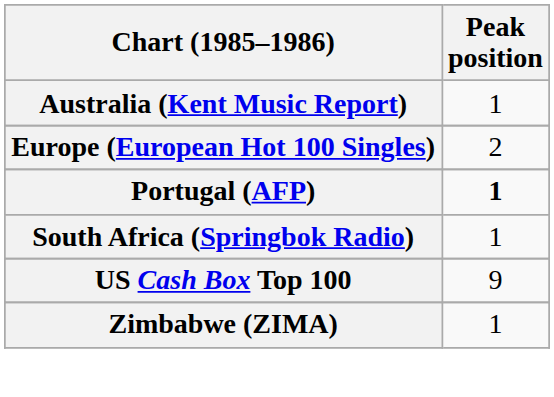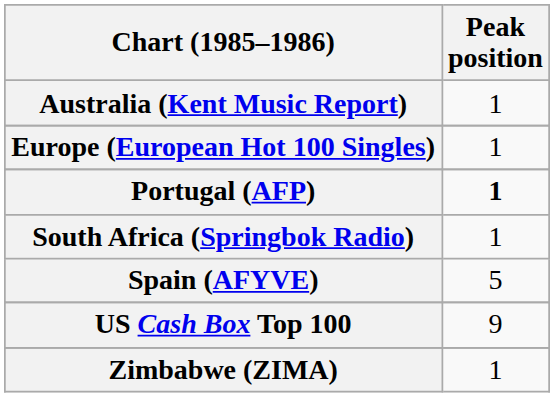(495, 147) 2 -> (495, 147) 1
+ row: (223, 280)
